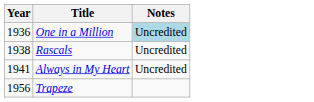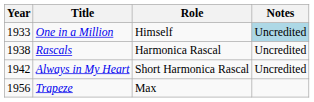+ column: (192, 13)
(19, 32) 1936 -> (19, 32) 1933
(19, 69) 1941 -> (19, 69) 1942
